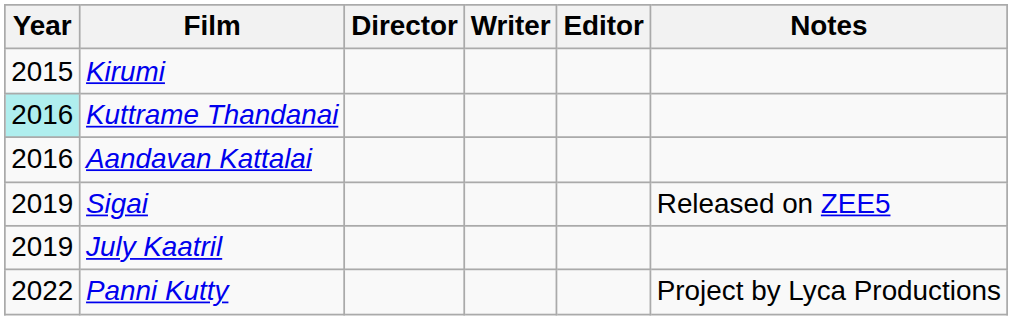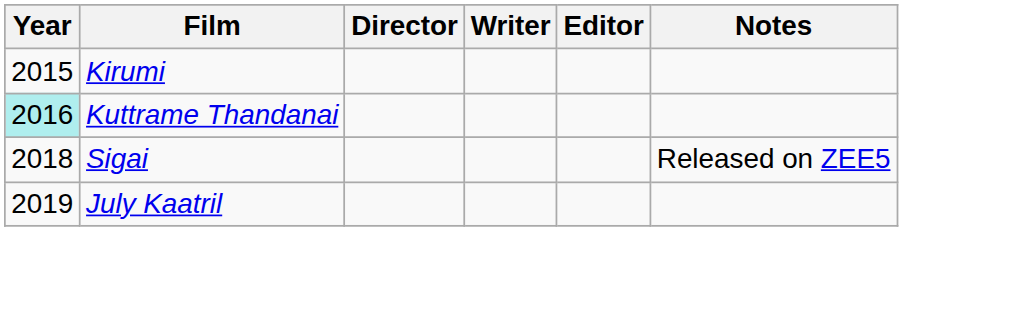- row: (199, 159)
(42, 203) 2019 -> (42, 159) 2018
- row: (157, 291)
